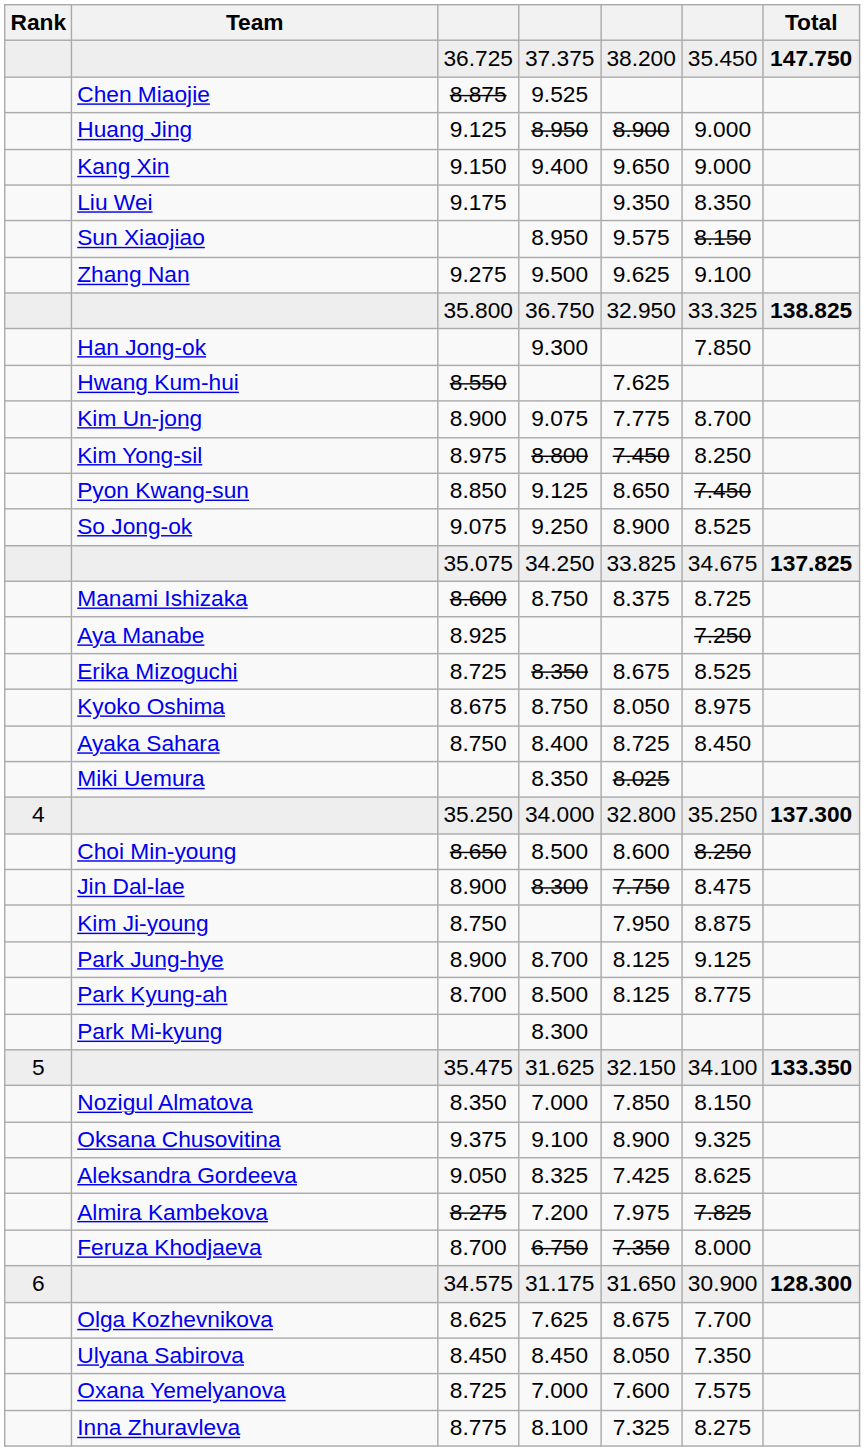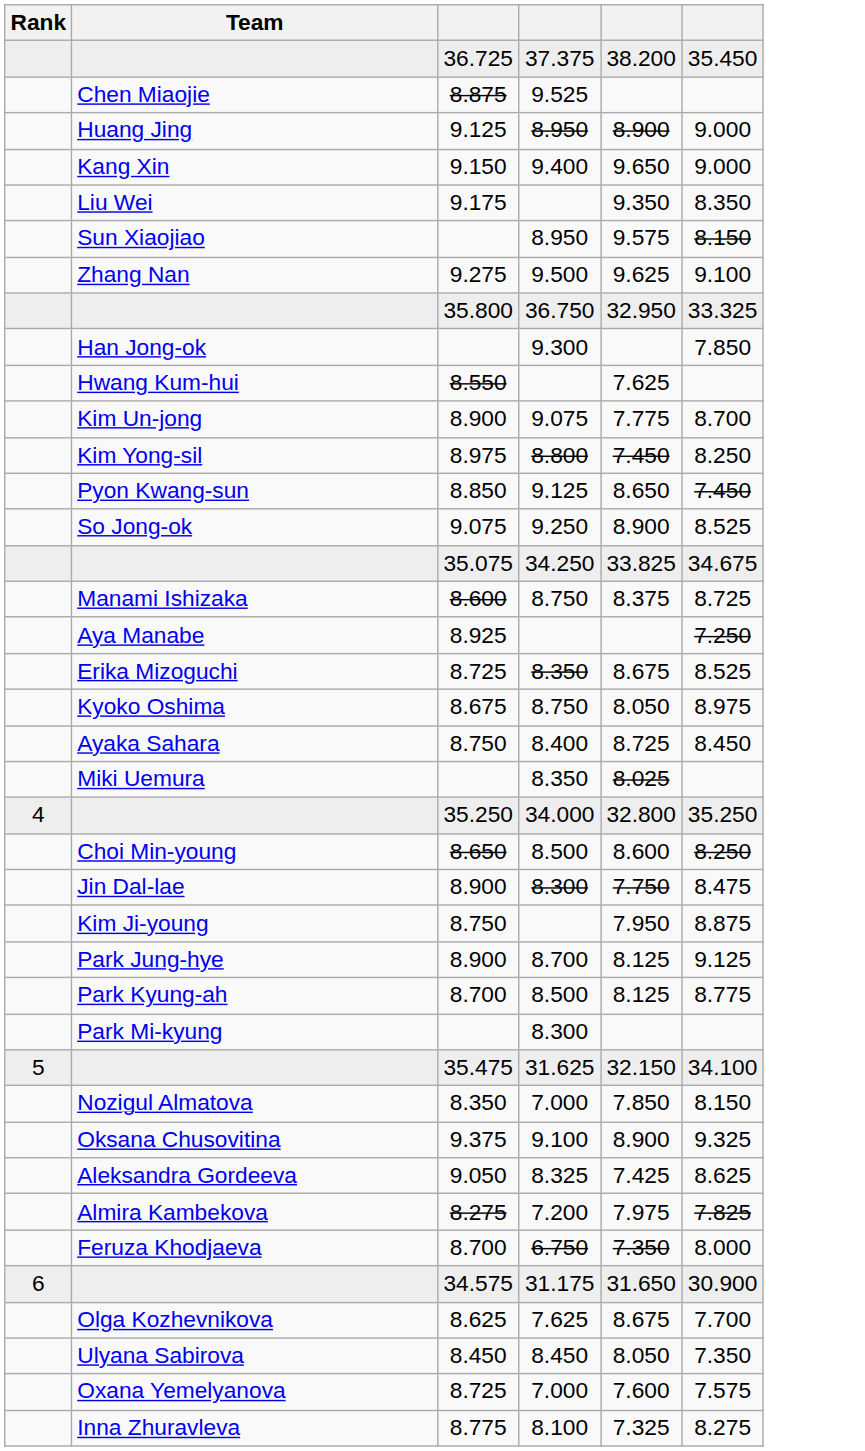- column: (811, 22)
